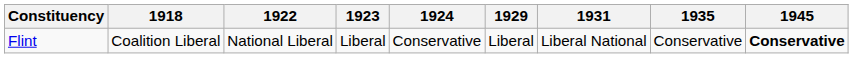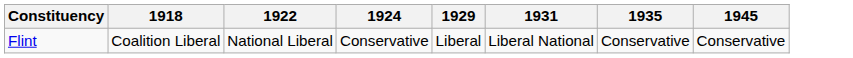- column: (363, 16)
(797, 40) bold -> (741, 40) normal
